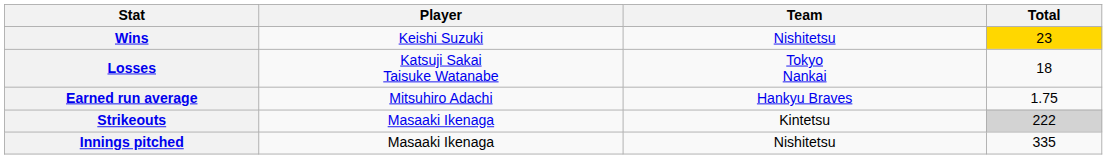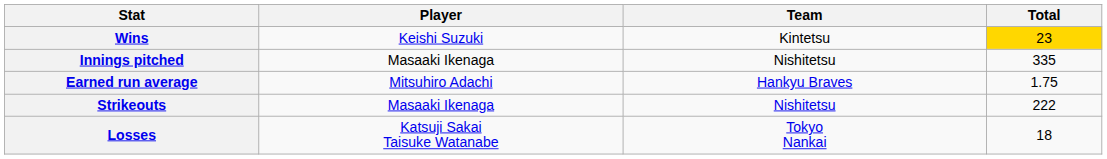(805, 37) Nishitetsu -> (805, 37) Kintetsu
rows swapped: (132, 68) <-> (132, 143)
(805, 120) Kintetsu -> (805, 104) Nishitetsu
(1044, 120) lightgrey background -> (1044, 104) no background
